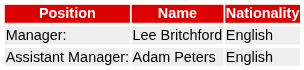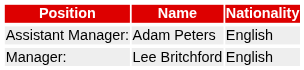rows swapped: (36, 35) <-> (67, 57)
